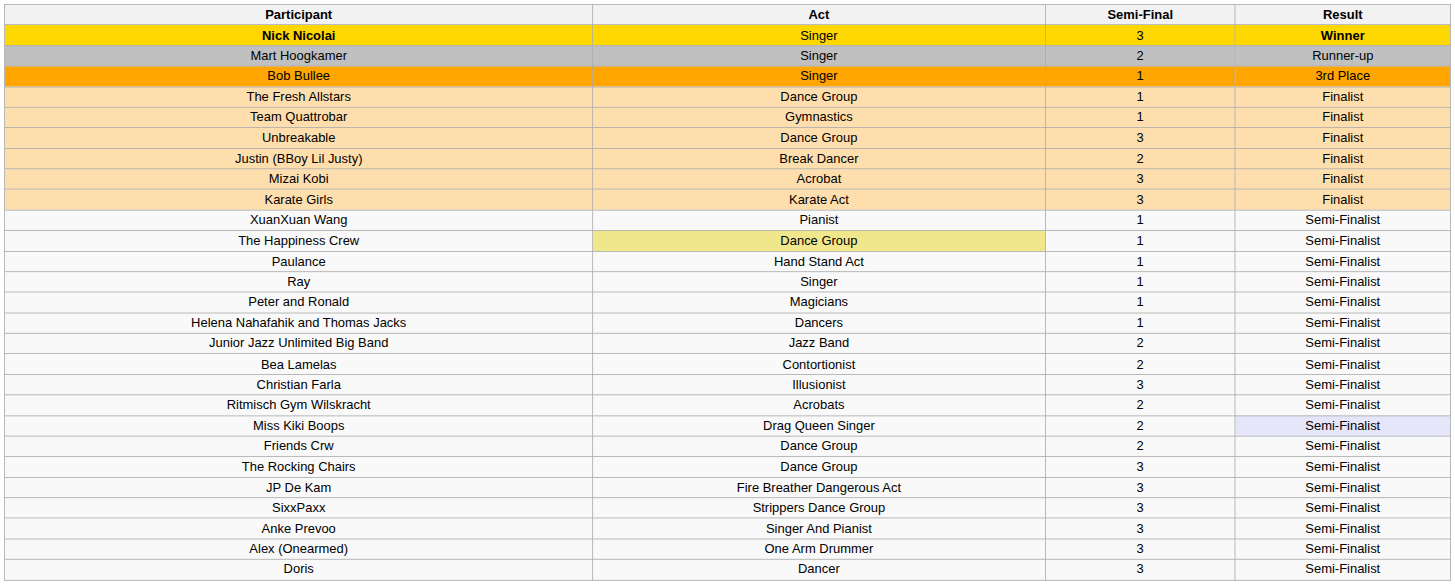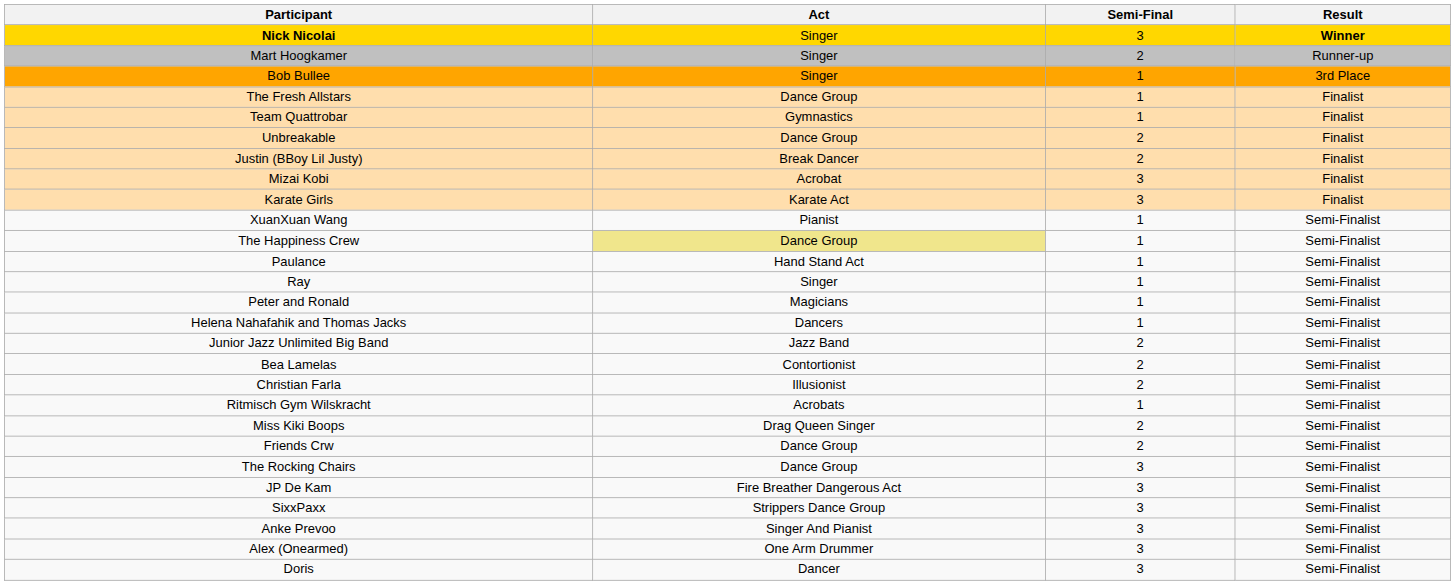(1140, 138) 3 -> (1140, 138) 2
(1140, 384) 3 -> (1140, 384) 2
(1140, 405) 2 -> (1140, 405) 1
(1343, 425) lavender background -> (1343, 425) no background
